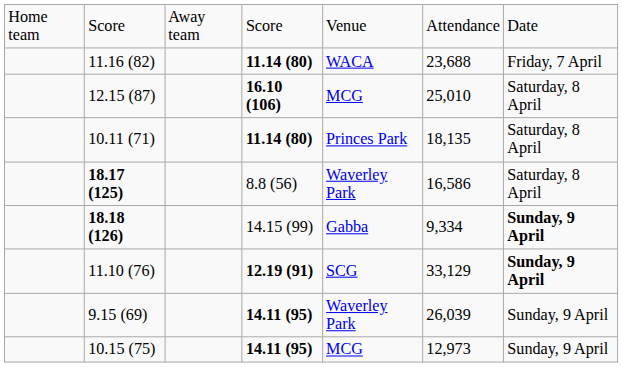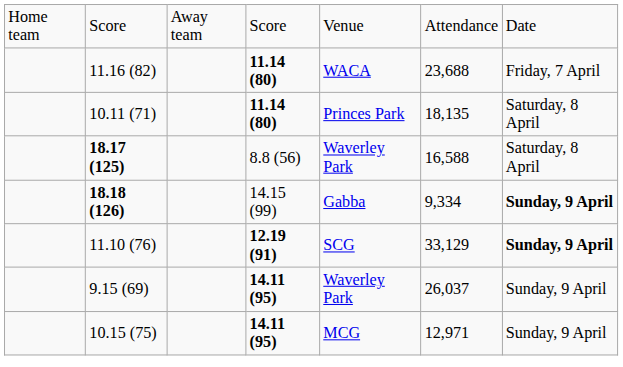- row: (122, 95)
(449, 183) 16,586 -> (447, 157) 16,588
(449, 314) 26,039 -> (447, 289) 26,037
(449, 349) 12,973 -> (447, 333) 12,971
